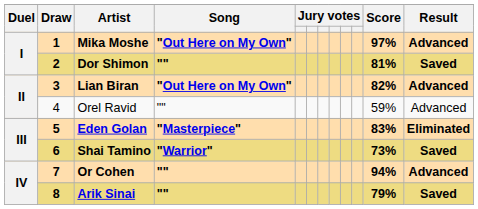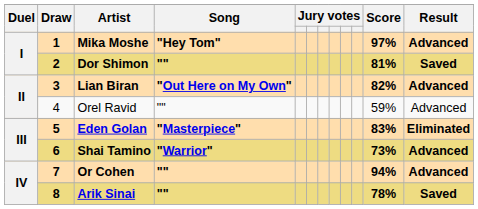(224, 43) "Out Here on My Own" -> (189, 43) "Hey Tom"
(439, 151) Saved -> (439, 151) Advanced
(384, 194) 79% -> (384, 194) 78%
